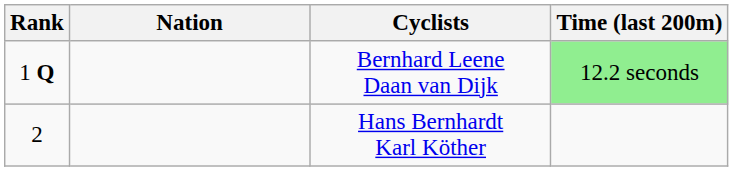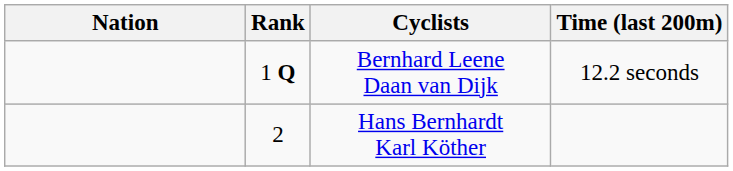columns swapped: (37, 22) <-> (190, 22)
(639, 72) lightgreen background -> (639, 72) no background
